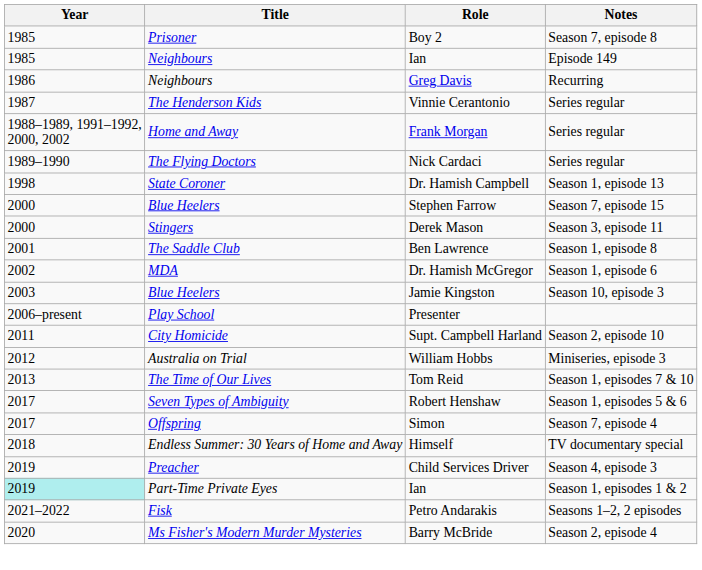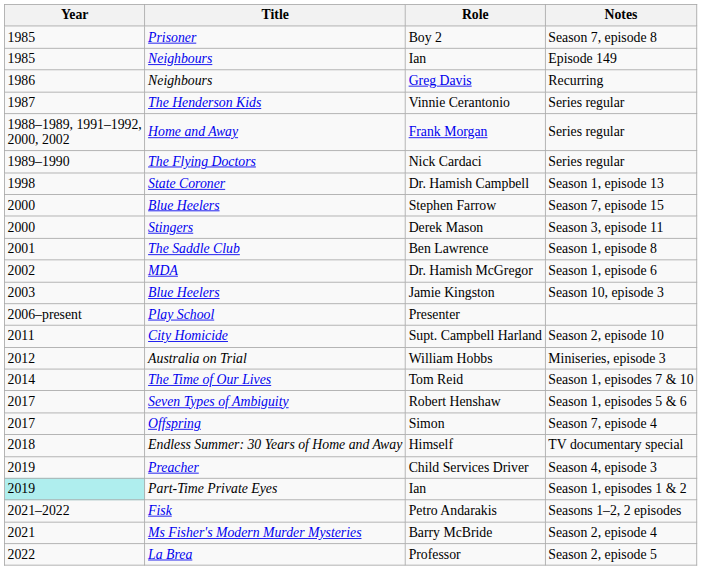(21, 380) 2013 -> (21, 380) 2014
(21, 532) 2020 -> (21, 532) 2021
+ row: (170, 554)
